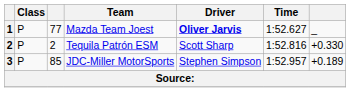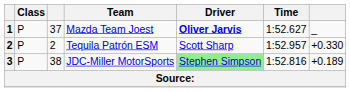(56, 29) 77 -> (56, 29) 37
(286, 45) 1:52.816 -> (286, 45) 1:52.957
(56, 62) 85 -> (56, 62) 38
(220, 62) no background -> (220, 62) lightgreen background
(286, 62) 1:52.957 -> (286, 62) 1:52.816
